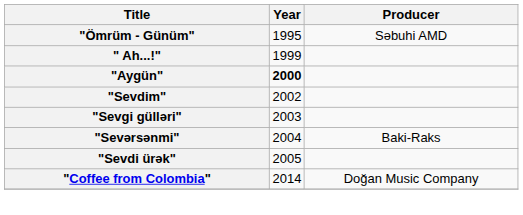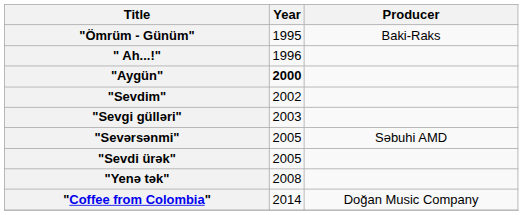(411, 35) Səbuhi AMD -> (411, 35) Baki-Raks
(287, 55) 1999 -> (287, 55) 1996
(287, 138) 2004 -> (287, 138) 2005
(411, 138) Baki-Raks -> (411, 138) Səbuhi AMD
+ row: (137, 179)
